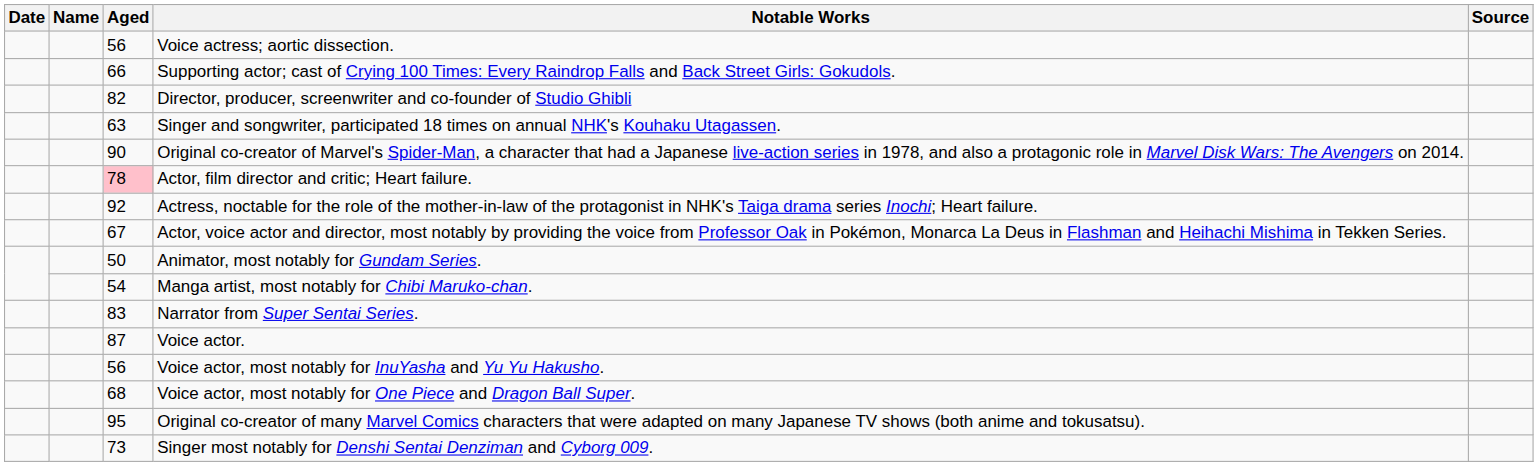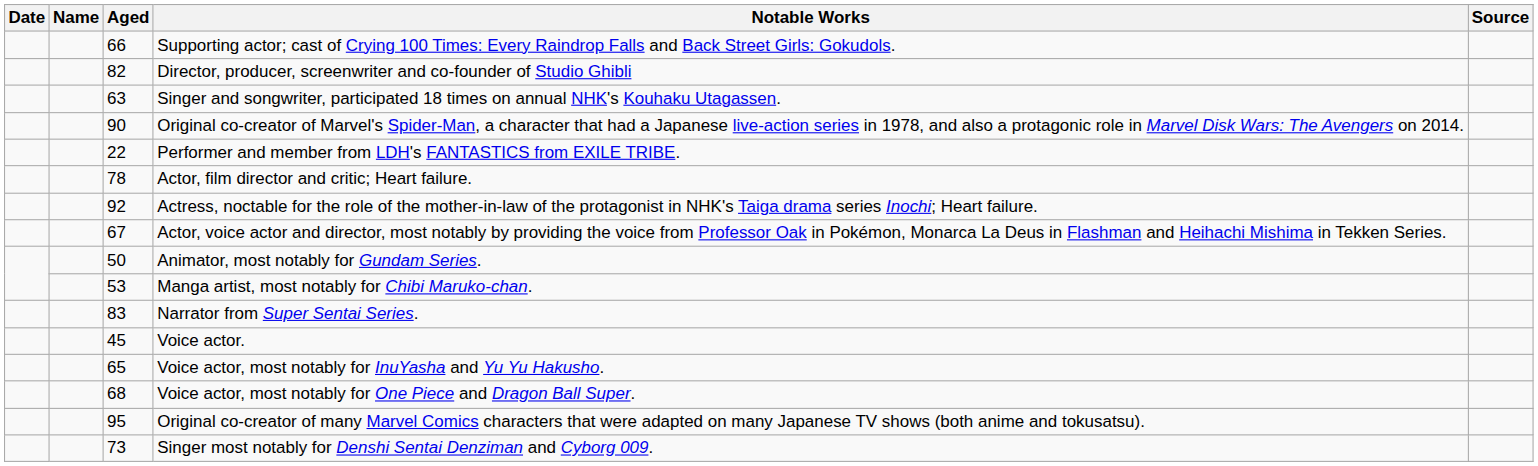- row: (276, 44)
+ row: (419, 152)
(116, 179) pink background -> (116, 179) no background
(116, 286) 54 -> (116, 286) 53
(116, 340) 87 -> (116, 340) 45
(116, 367) 56 -> (116, 367) 65
